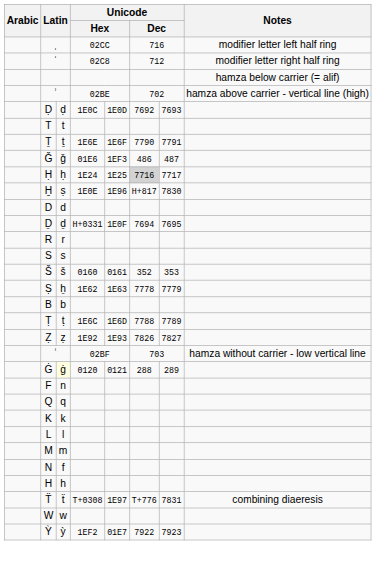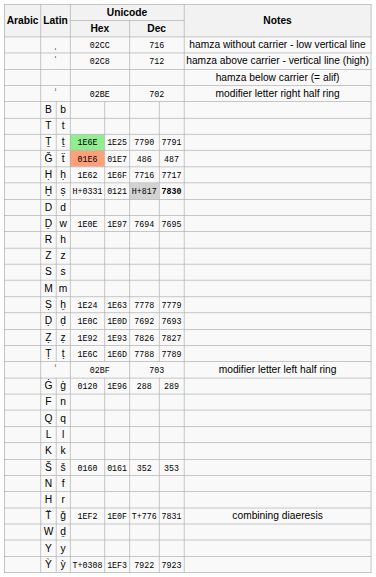(278, 45) modifier letter left half ring -> (278, 45) hamza without carrier - low vertical line
(278, 61) modifier letter right half ring -> (278, 61) hamza above carrier - vertical line (high)
(278, 93) hamza above carrier - vertical line (high) -> (278, 93) modifier letter right half ring
rows swapped: (49, 304) <-> (48, 110)
(87, 143) no background -> (87, 143) lightgreen background
(117, 143) 1E6F -> (117, 143) 1E25
(63, 158) ǧ -> (63, 158) ẗ
(87, 160) no background -> (87, 160) lightsalmon background
(117, 160) 1EF3 -> (117, 160) 01E7
(87, 176) 1E24 -> (87, 176) 1E62
(117, 176) 1E25 -> (117, 176) 1E6F
(144, 176) lightgrey background -> (144, 176) no background
(87, 192) 1E0E -> (87, 192) H+0331
(117, 192) 1E96 -> (117, 192) 0121
(144, 192) no background -> (144, 192) lightgrey background
(172, 192) normal -> (172, 191) bold
(63, 223) ḏ -> (63, 223) w
(87, 225) H+0331 -> (87, 225) 1E0E
(117, 225) 1E0F -> (117, 225) 1E97
(63, 239) r -> (63, 239) h
+ row: (48, 256)
rows swapped: (49, 272) <-> (49, 451)
(87, 289) 1E62 -> (87, 306) 1E24
rows swapped: (48, 321) <-> (48, 337)
(278, 353) hamza without carrier - low vertical line -> (278, 369) modifier letter left half ring
(63, 369) lightyellow background -> (63, 386) no background
(117, 371) 0121 -> (117, 387) 1E96
rows swapped: (49, 418) <-> (48, 434)
(63, 483) h -> (63, 499) r
(63, 499) ẗ -> (63, 516) ǧ
(87, 501) T+0308 -> (87, 517) 1EF2
(117, 501) 1E97 -> (117, 517) 1E0F
(63, 516) w -> (63, 532) ḏ
+ row: (49, 548)
(87, 533) 1EF2 -> (87, 566) T+0308
(117, 533) 01E7 -> (117, 566) 1EF3
